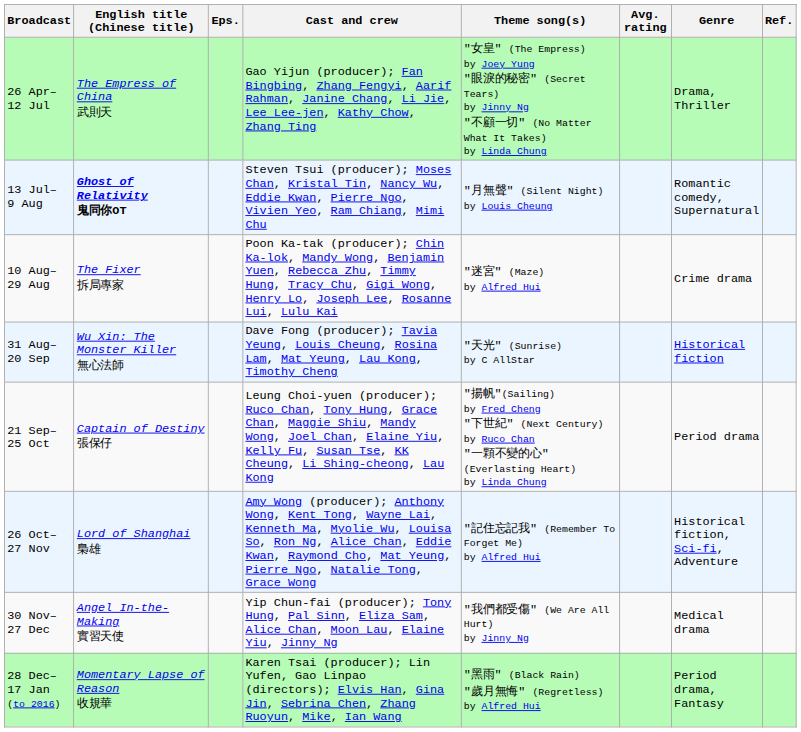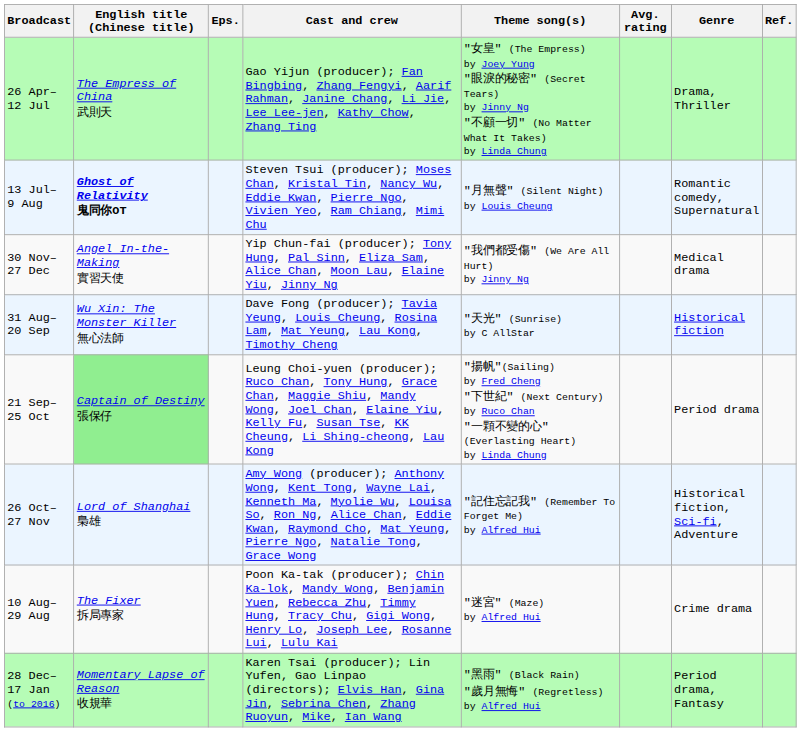rows swapped: (32, 278) <-> (32, 623)
(141, 436) no background -> (141, 409) lightgreen background
